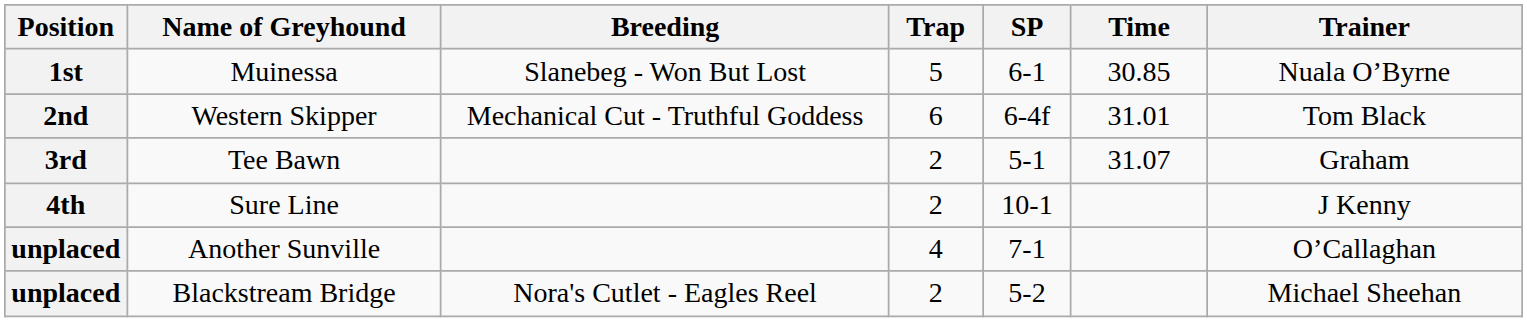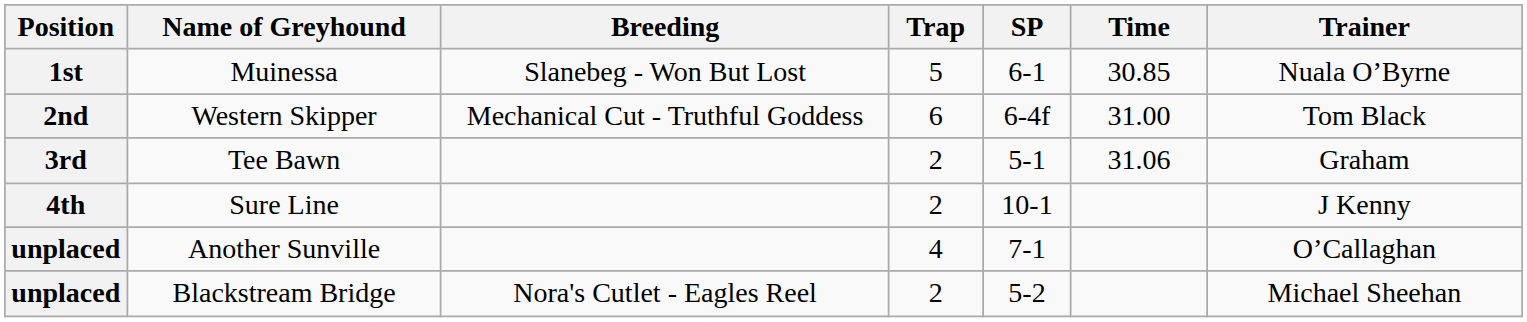(1139, 115) 31.01 -> (1139, 115) 31.00
(1139, 159) 31.07 -> (1139, 159) 31.06
